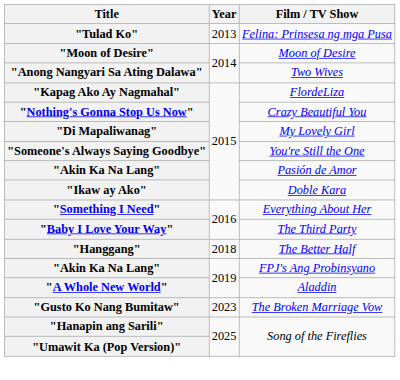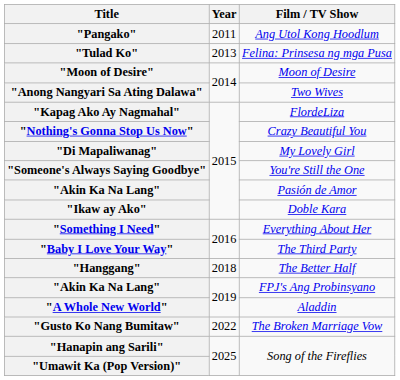+ row: (107, 33)
(224, 307) 2023 -> (224, 326) 2022
